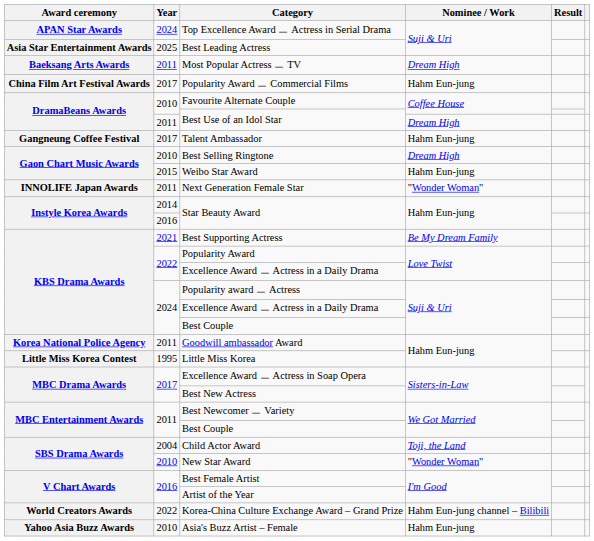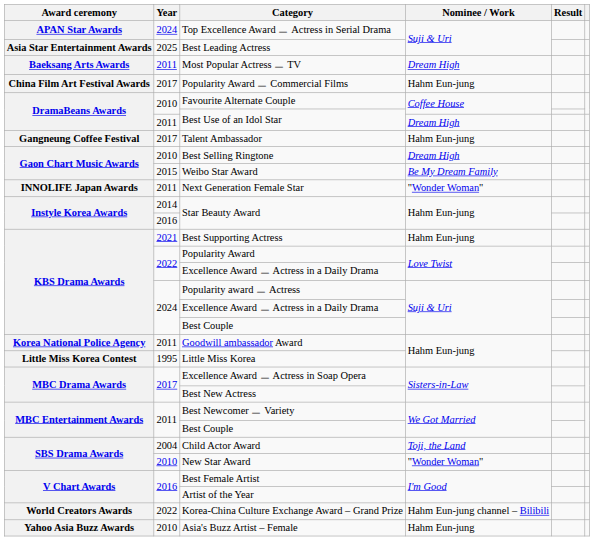(441, 171) Hahm Eun-jung -> (453, 171) Be My Dream Family
(453, 237) Be My Dream Family -> (441, 237) Hahm Eun-jung
